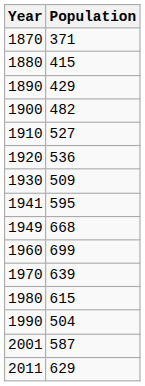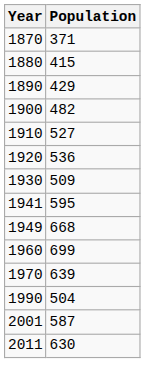- row: (25, 299)
(63, 369) 629 -> (63, 346) 630
